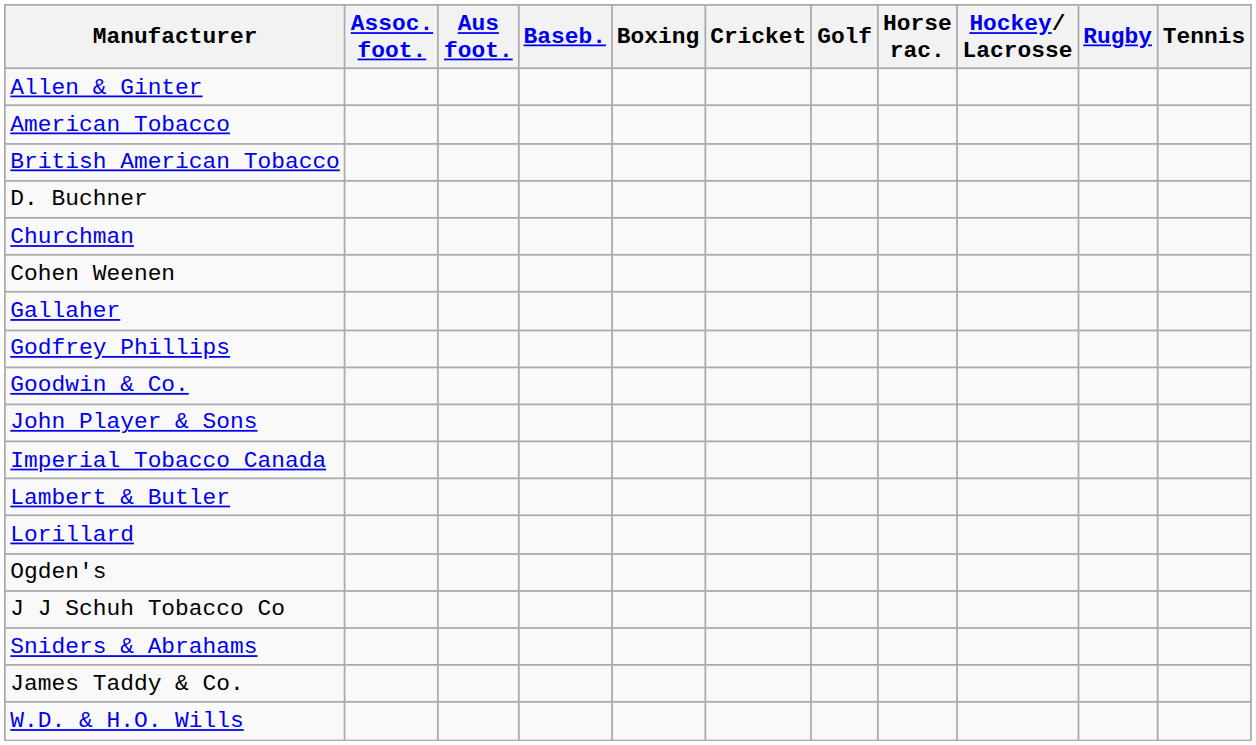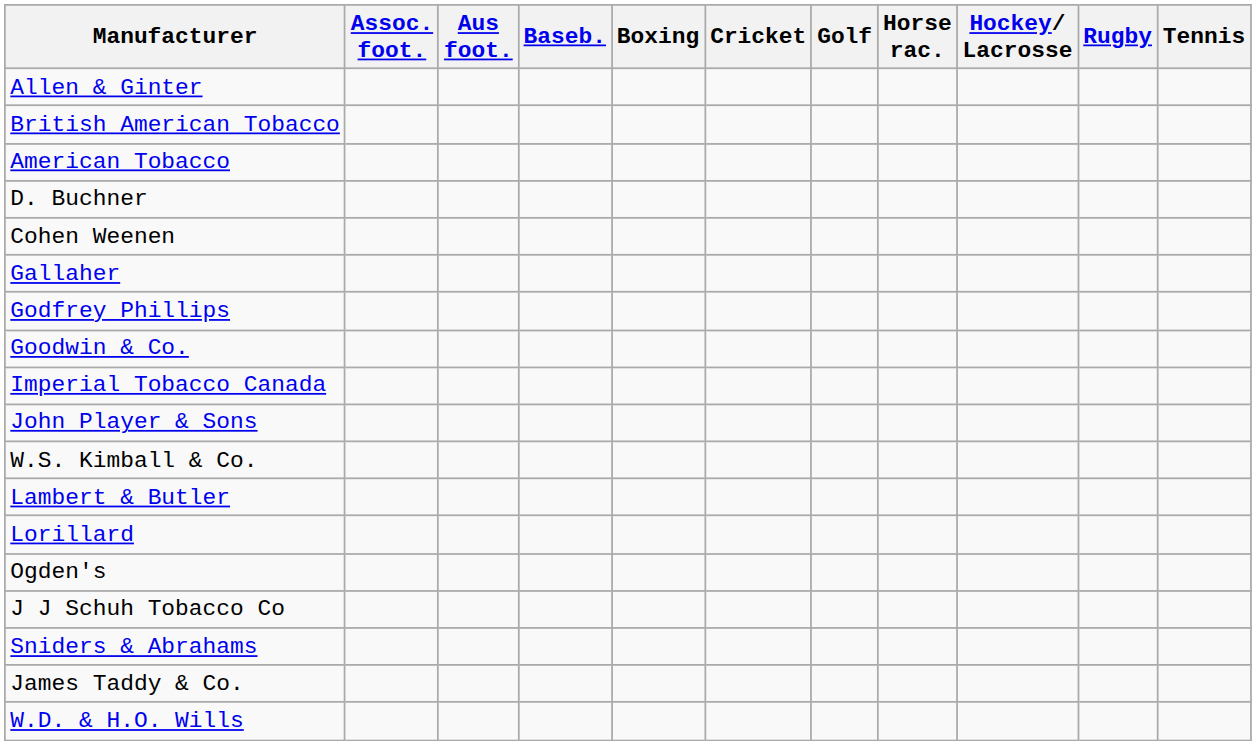rows swapped: (120, 125) <-> (175, 162)
- row: (72, 236)
rows swapped: (168, 460) <-> (134, 423)
+ row: (134, 460)
